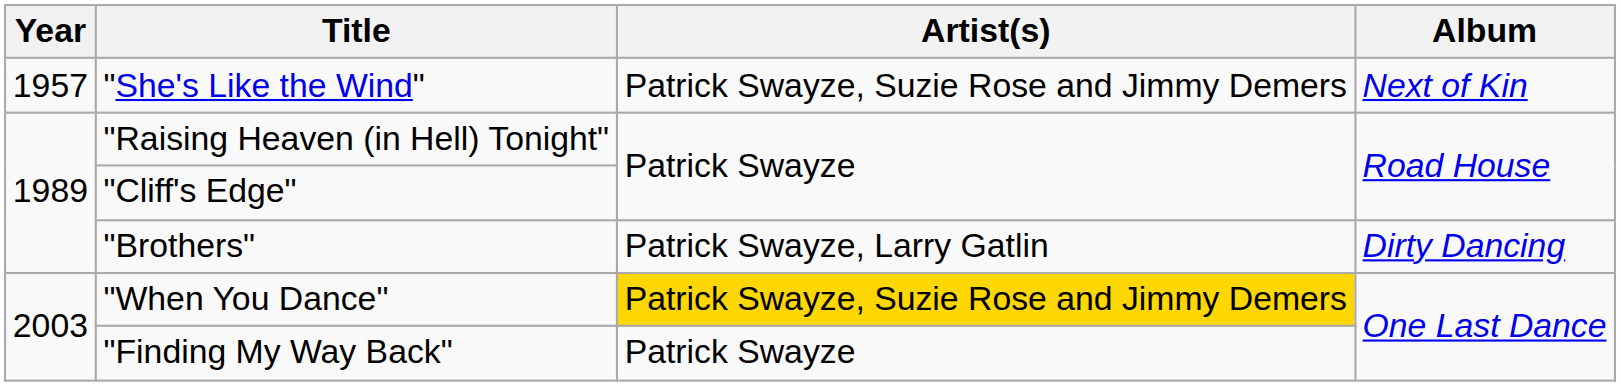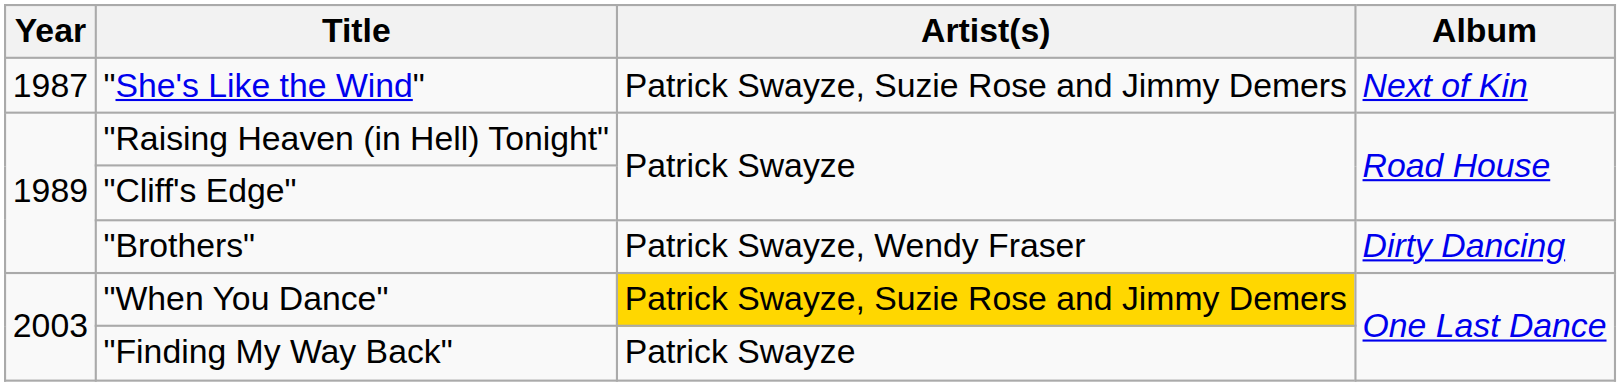(50, 84) 1957 -> (50, 84) 1987
(837, 245) Patrick Swayze, Larry Gatlin -> (855, 245) Patrick Swayze, Wendy Fraser
